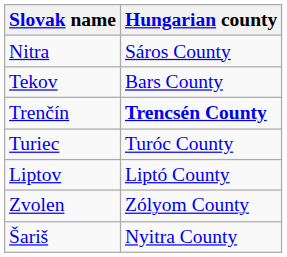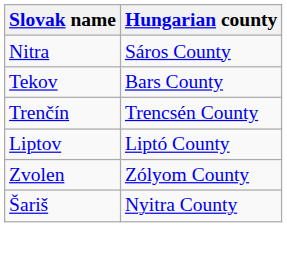(196, 112) bold -> (192, 112) normal
- row: (34, 143)
